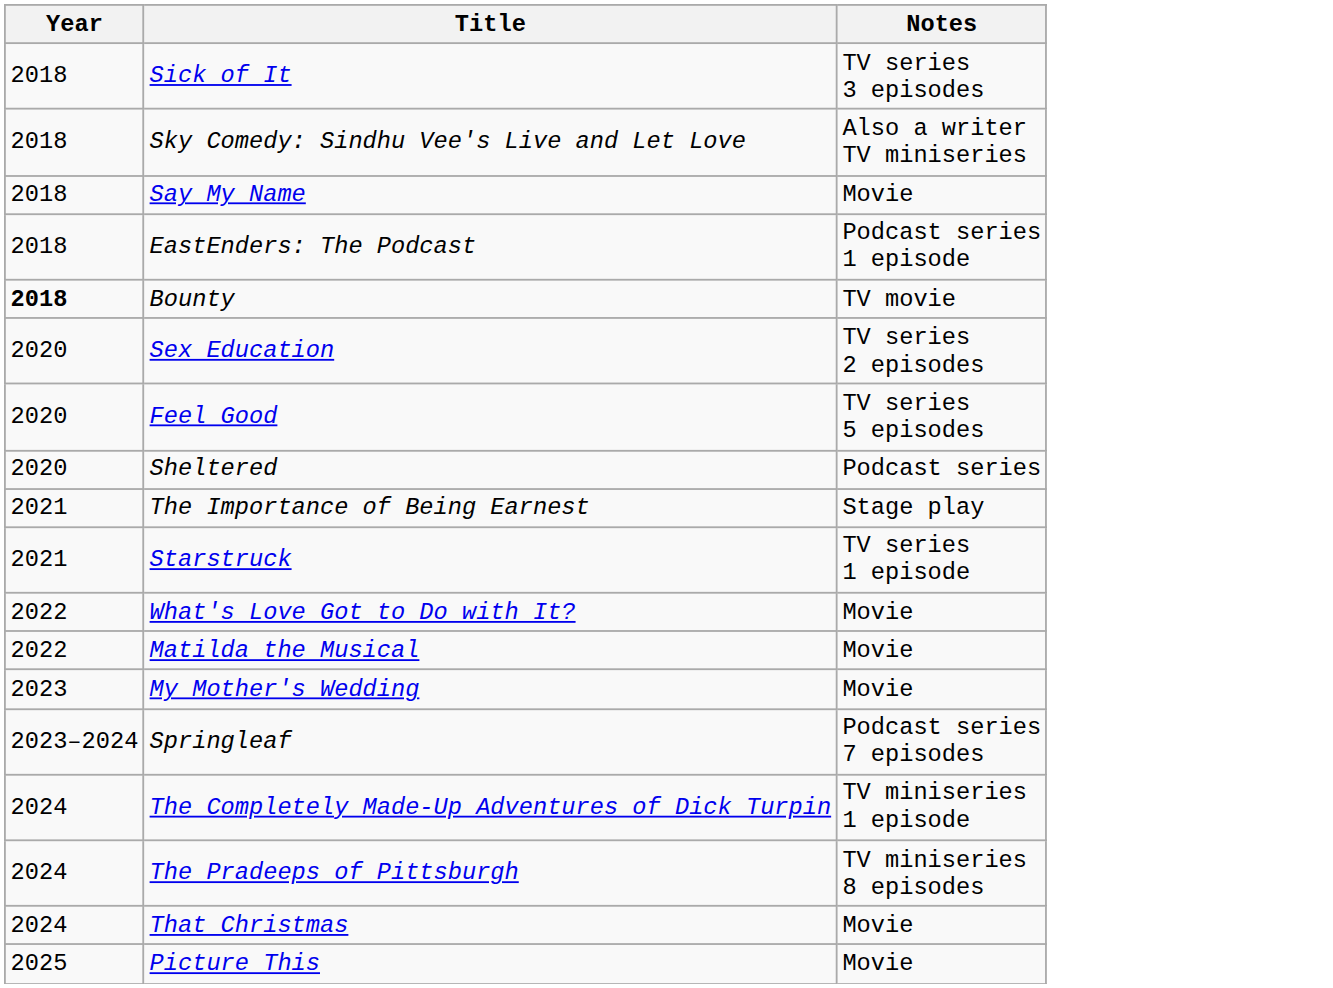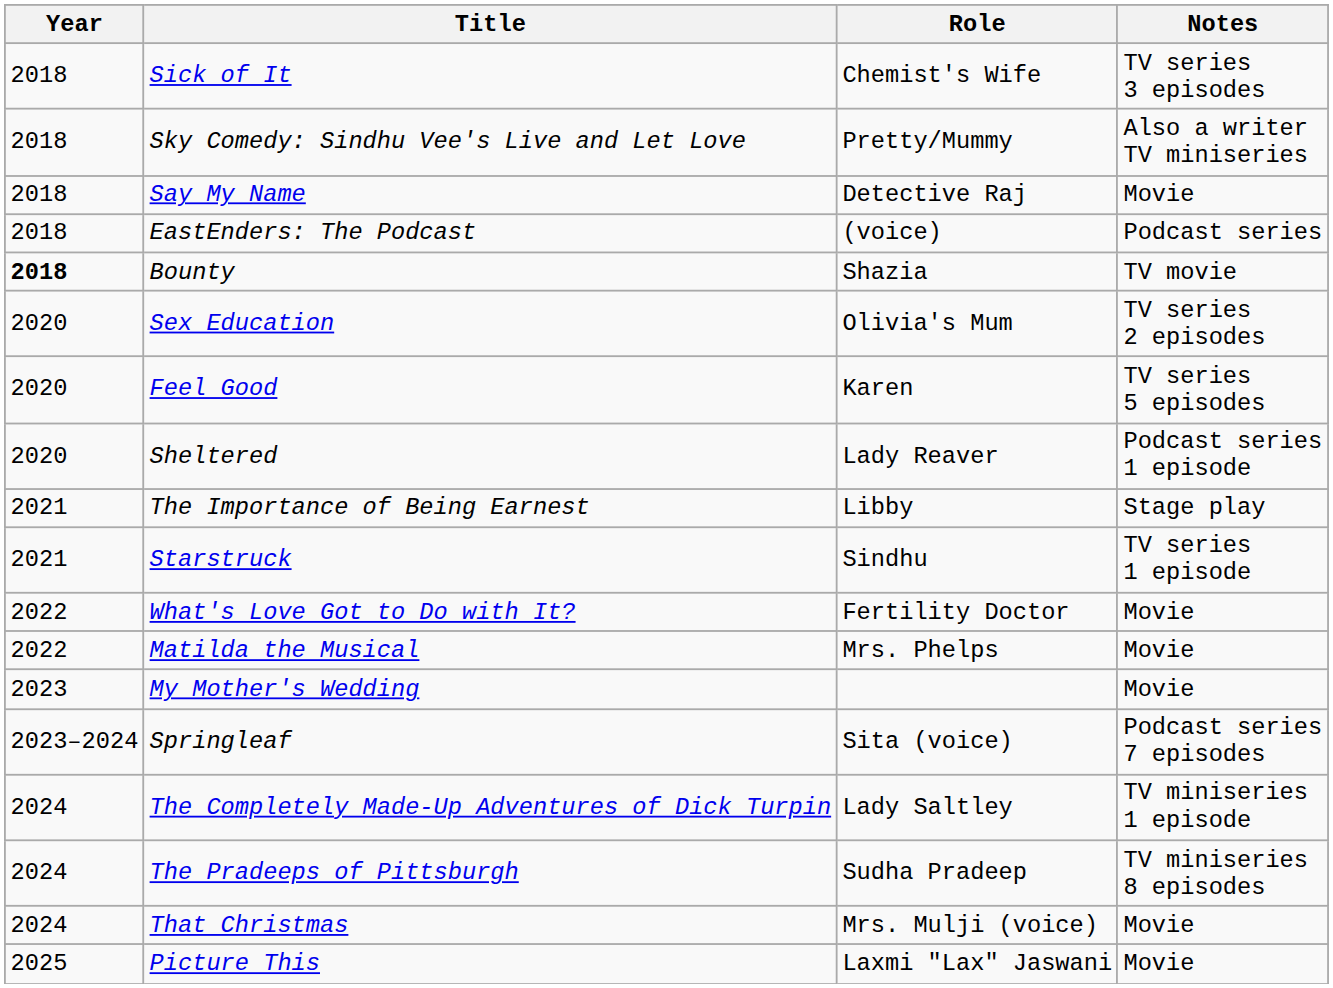+ column: (977, 24)
(942, 247) Podcast series 1 episode -> (1223, 233) Podcast series
(942, 469) Podcast series -> (1223, 456) Podcast series 1 episode
